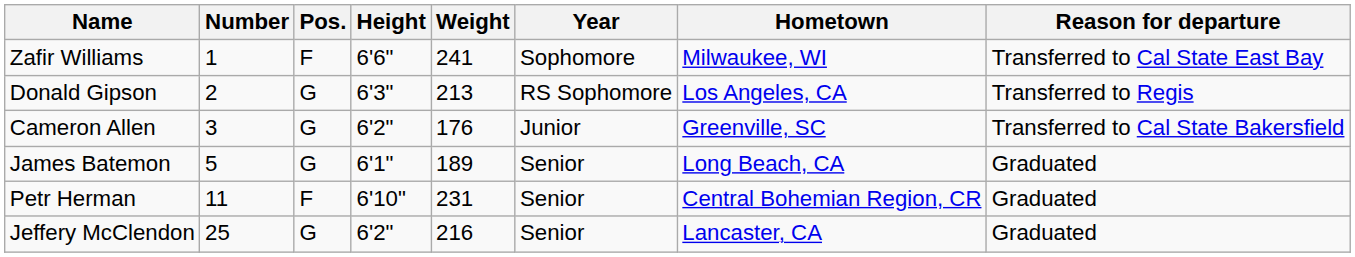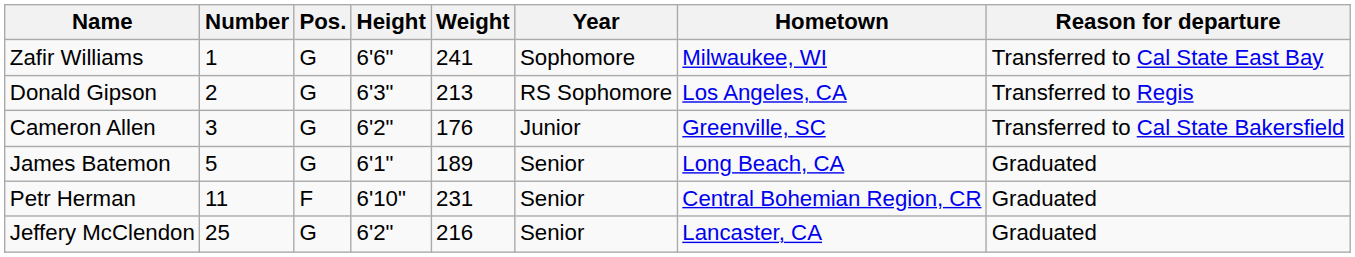(306, 57) F -> (308, 57) G
